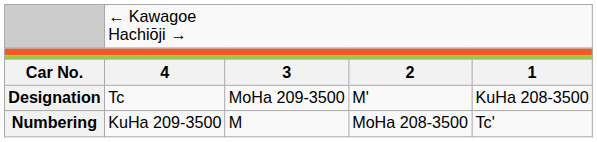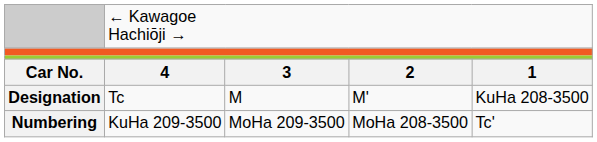(287, 97) MoHa 209-3500 -> (236, 97) M
(236, 123) M -> (287, 123) MoHa 209-3500
